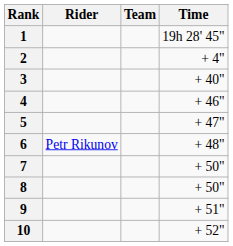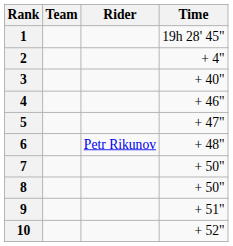columns swapped: (82, 15) <-> (140, 15)
